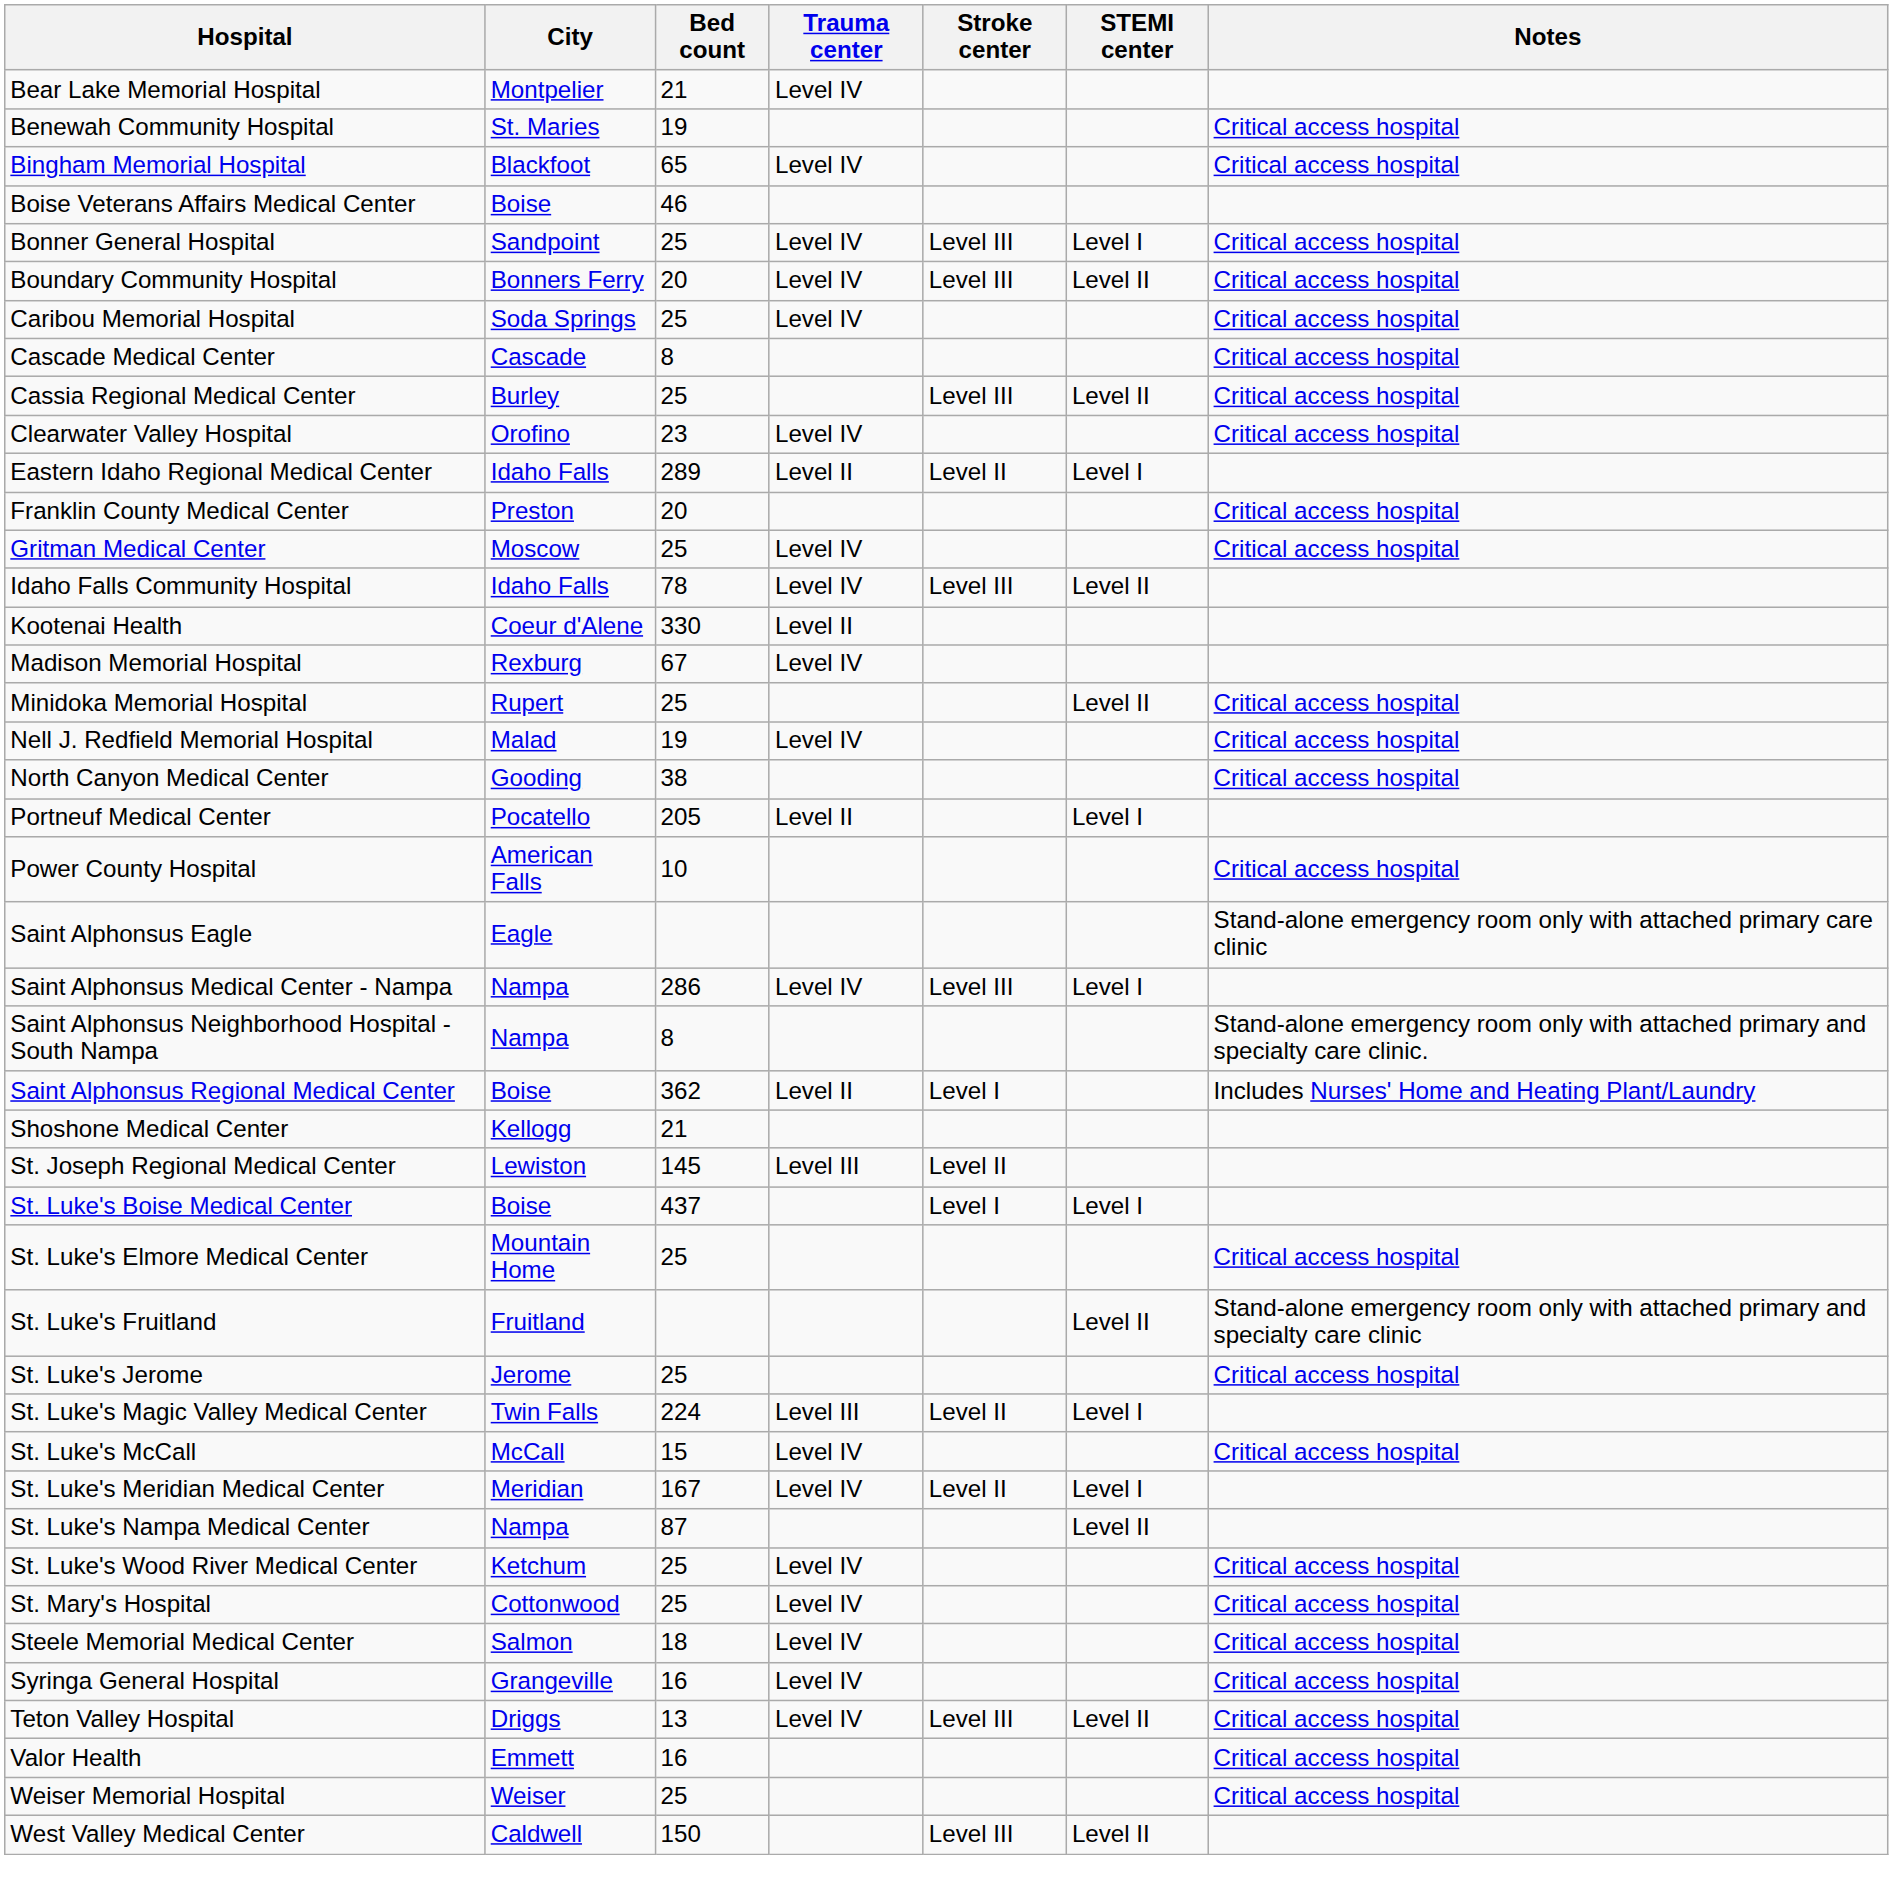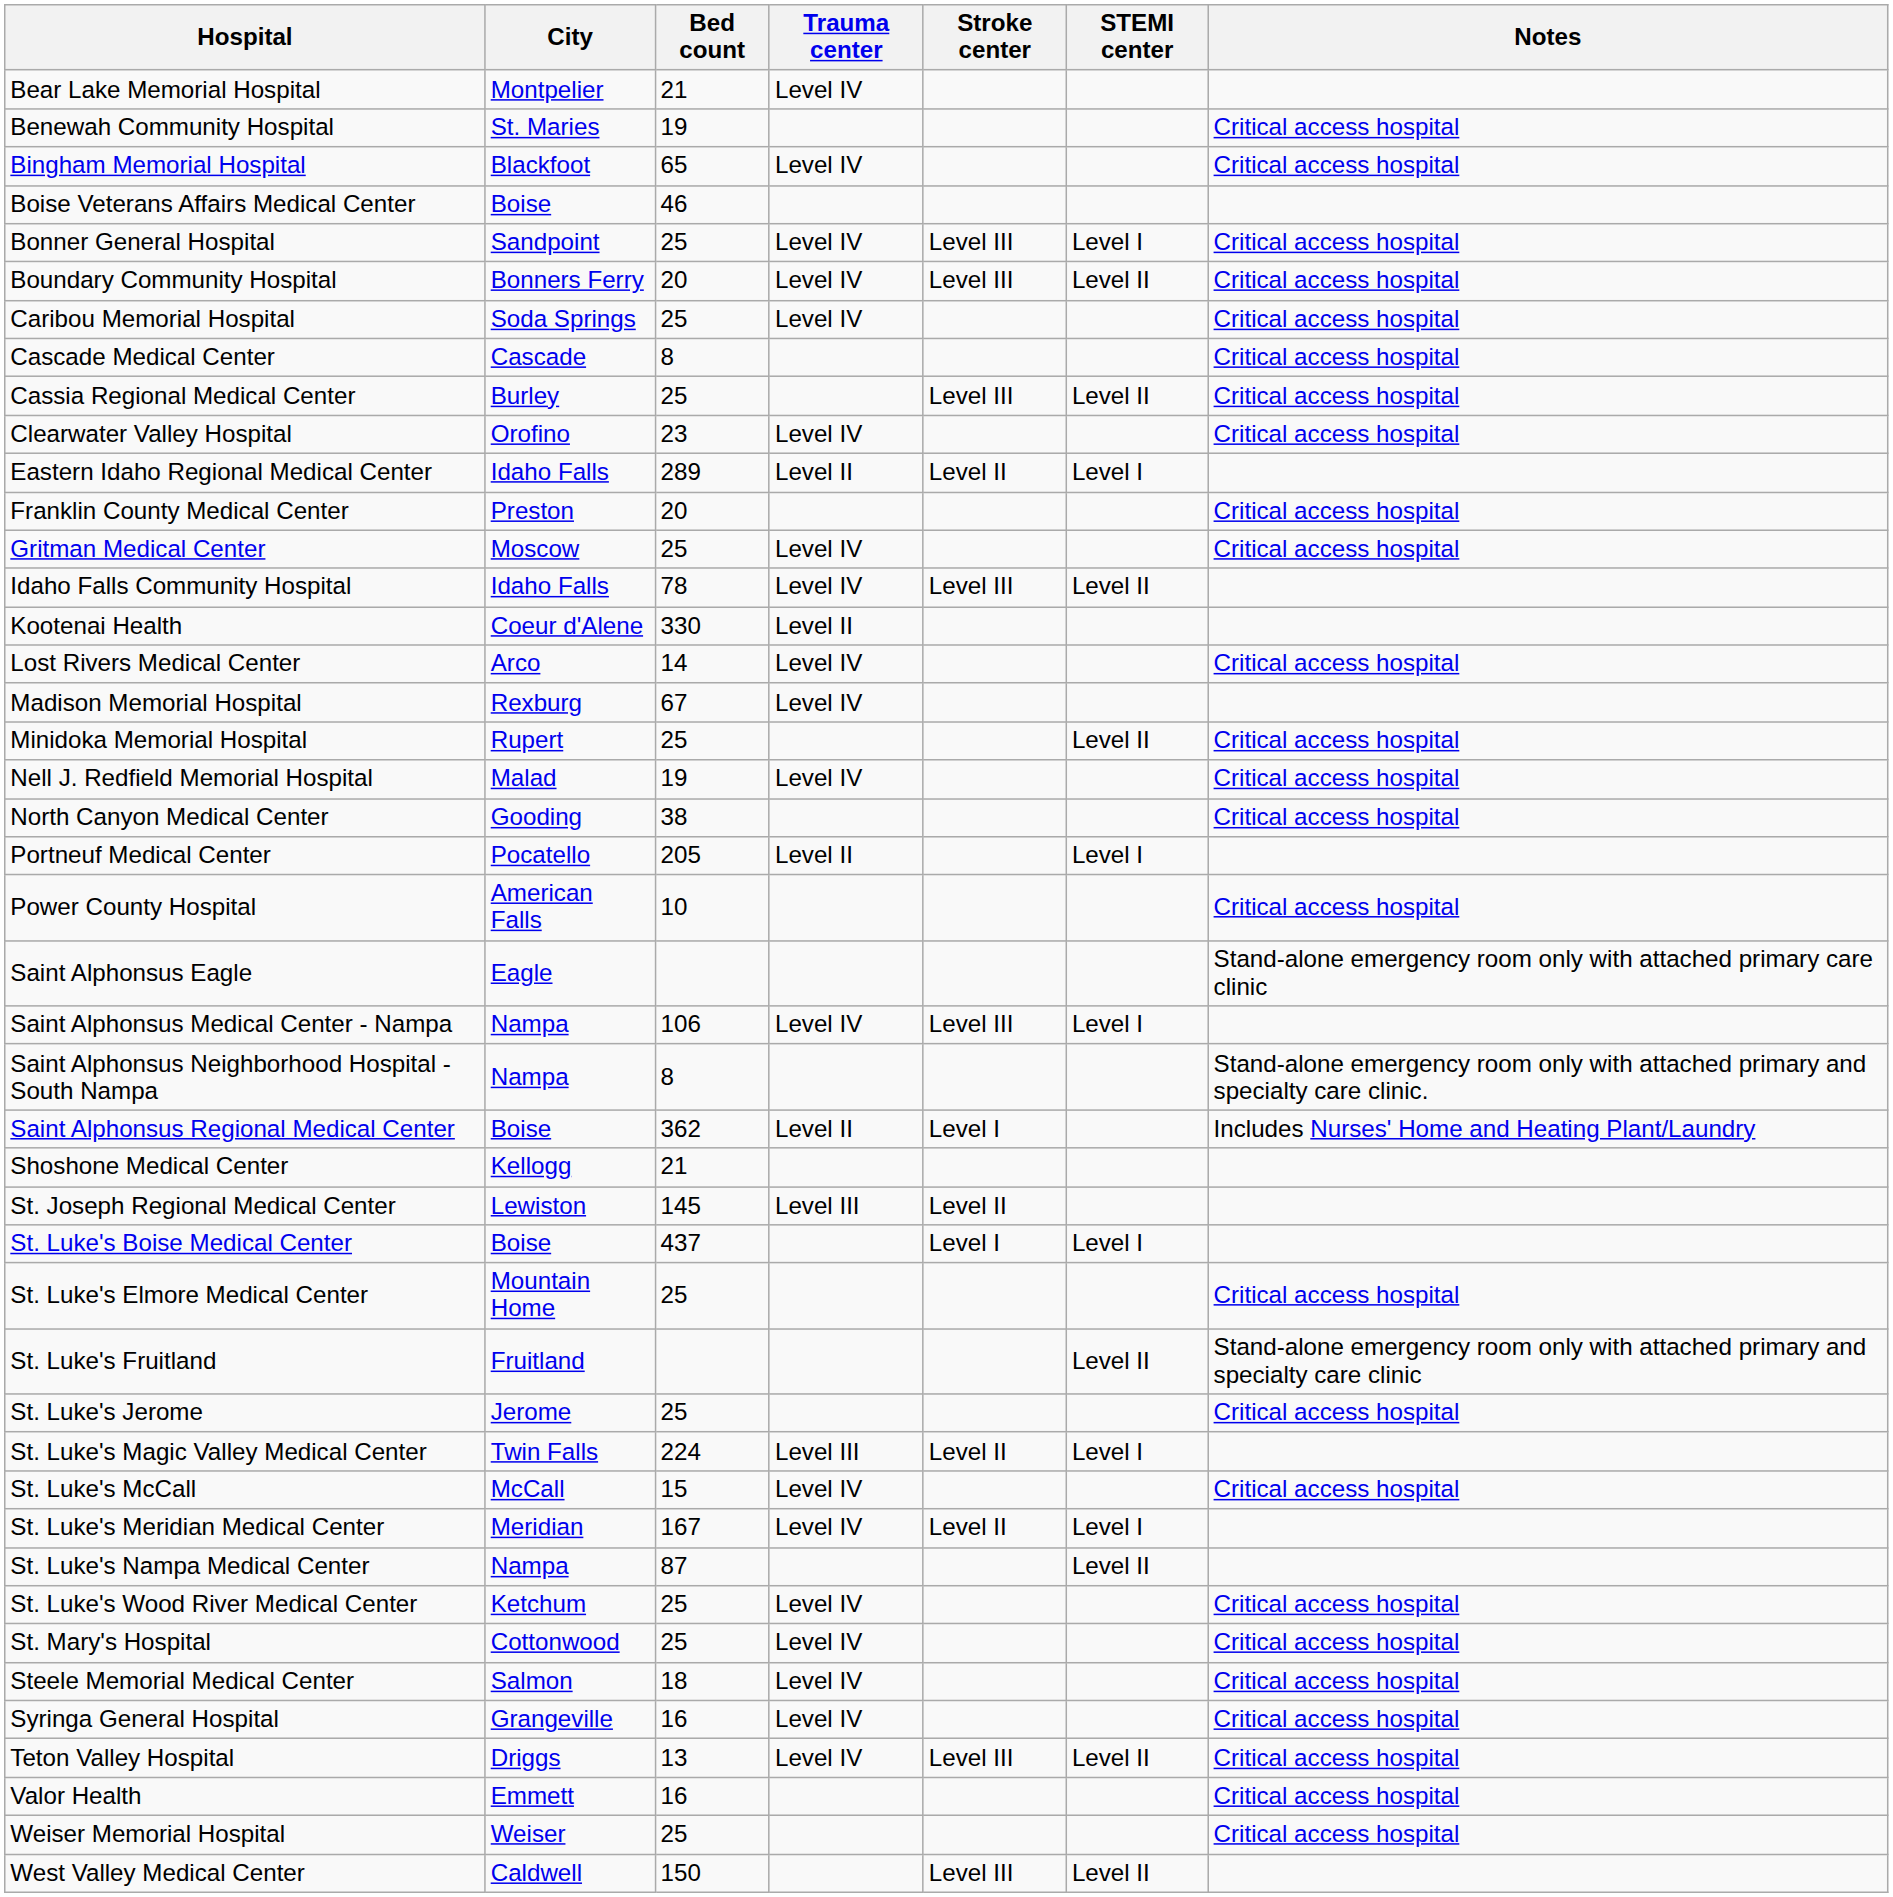+ row: (155, 663)
(681, 986) 286 -> (681, 1024) 106
